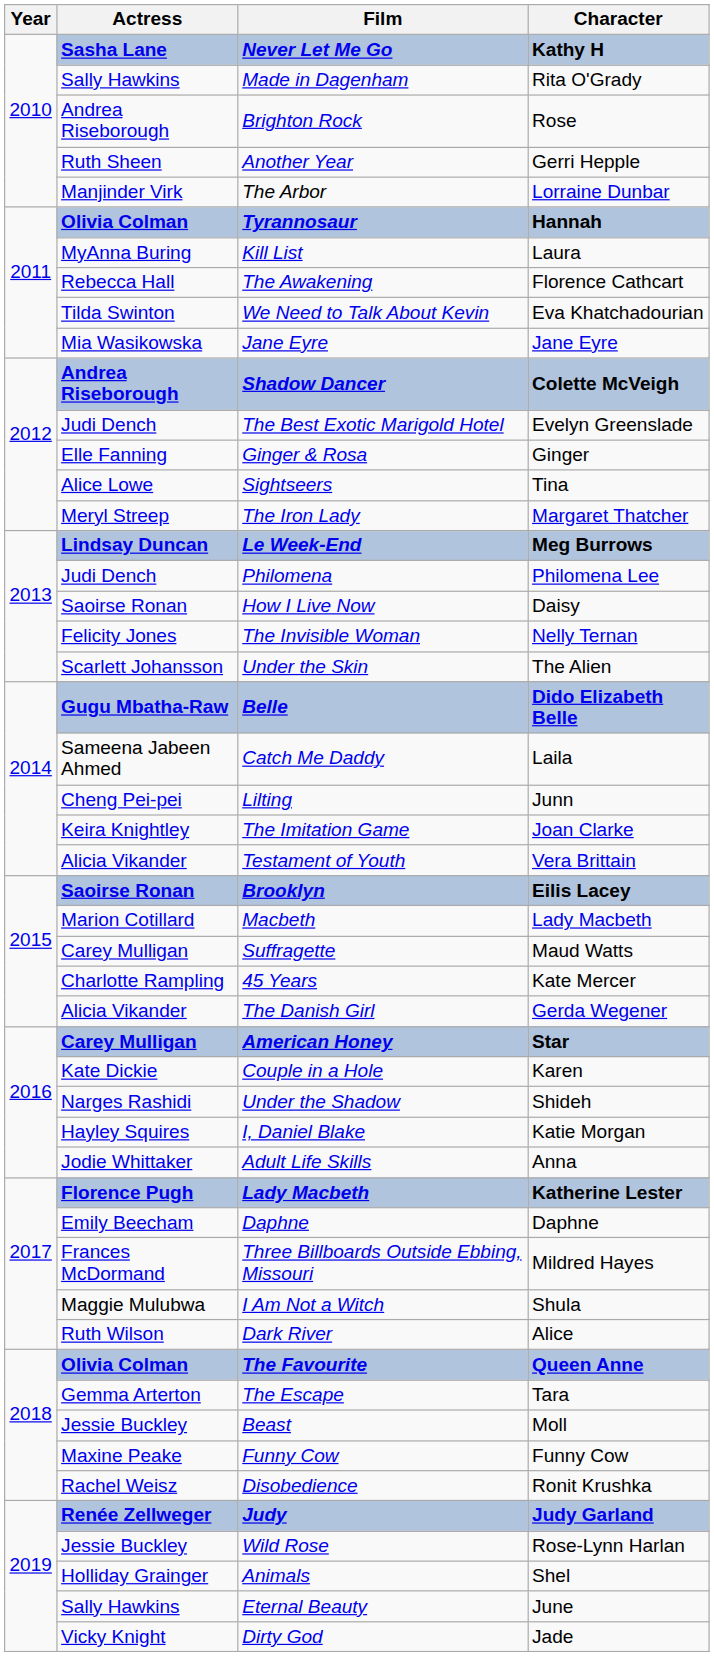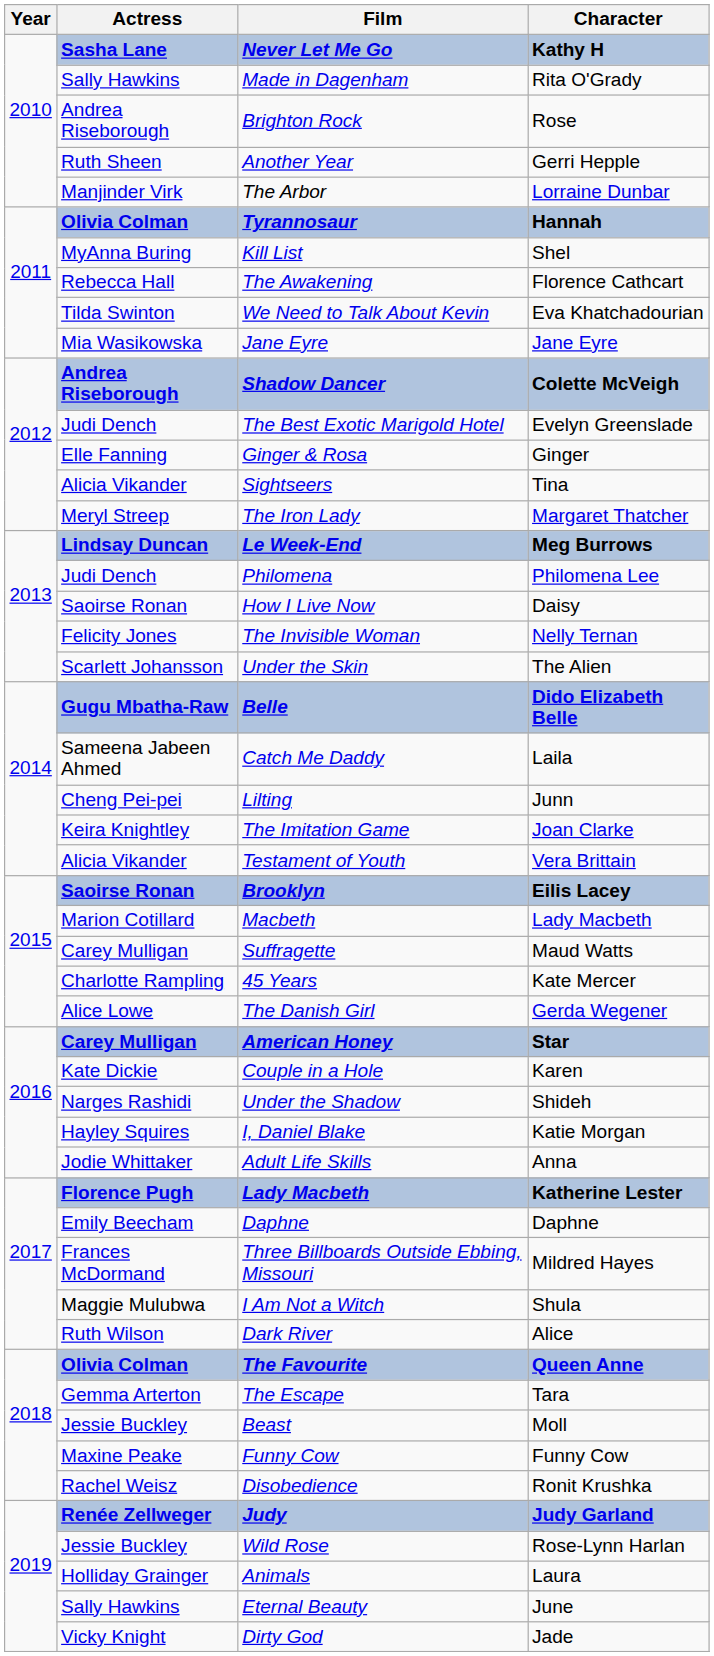(556, 252) Laura -> (551, 252) Shel
(107, 485) Alice Lowe -> (124, 485) Alicia Vikander
(124, 1011) Alicia Vikander -> (107, 1011) Alice Lowe
(551, 1576) Shel -> (556, 1576) Laura
